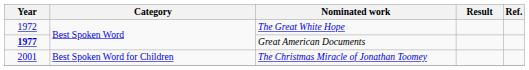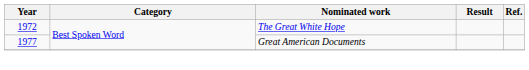(27, 42) bold -> (27, 42) normal
- row: (343, 57)
